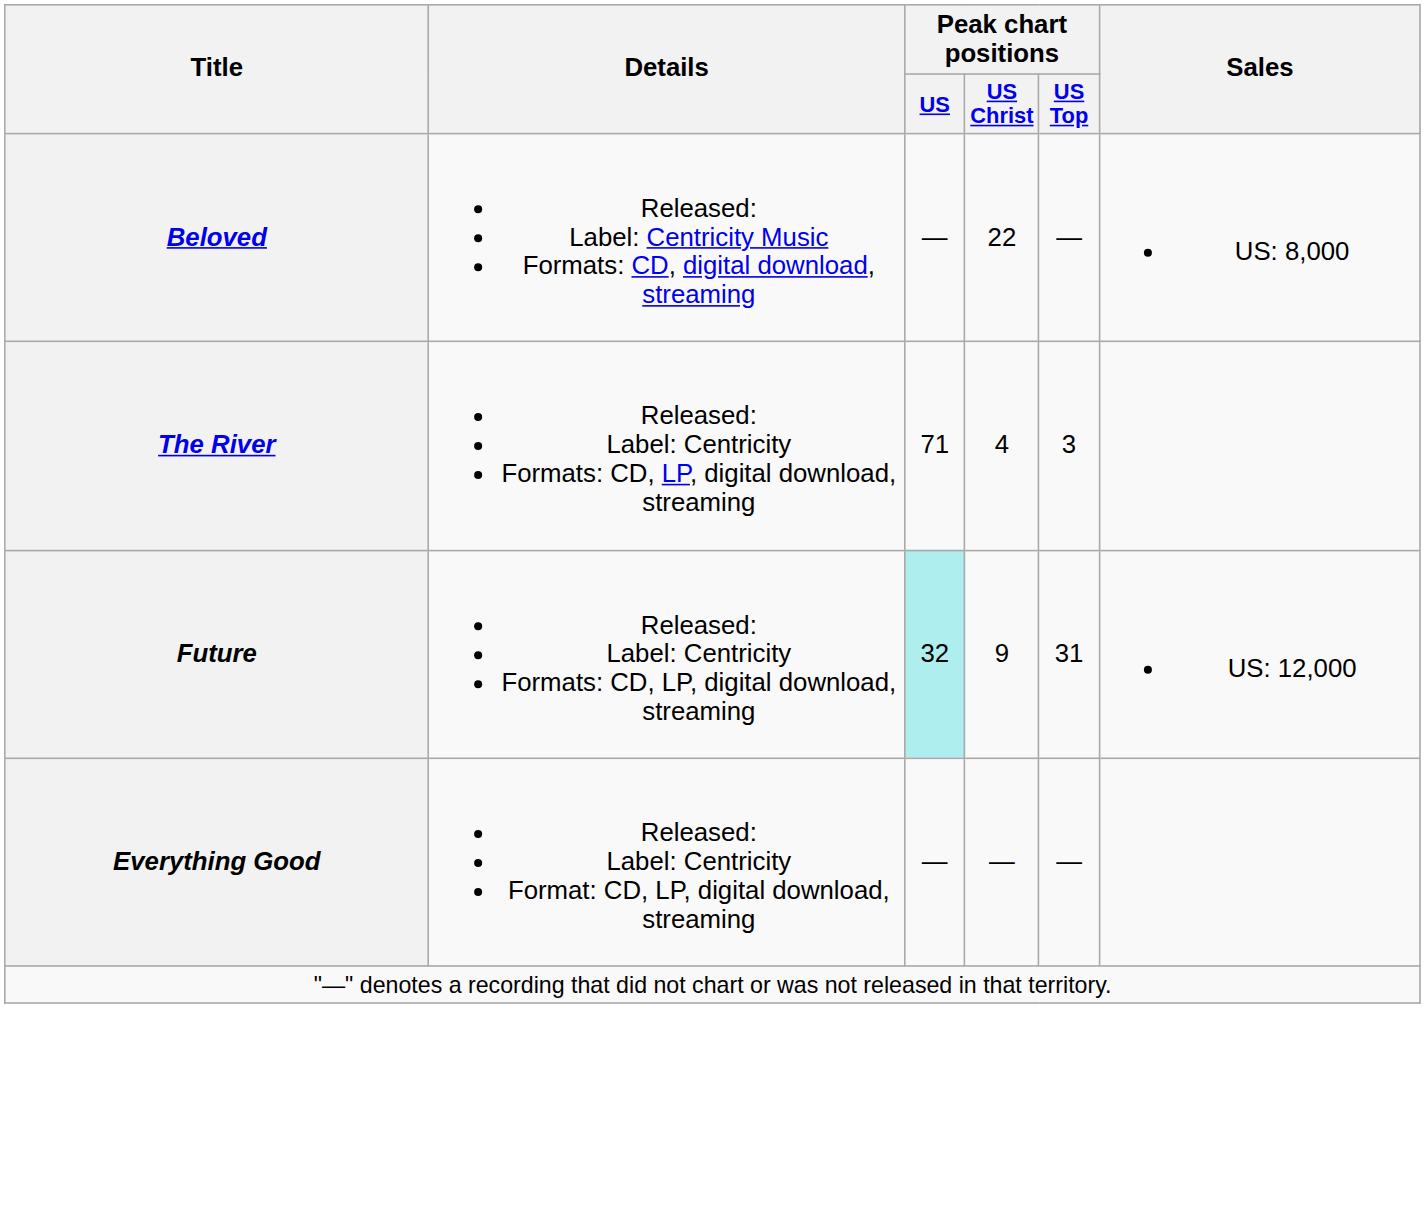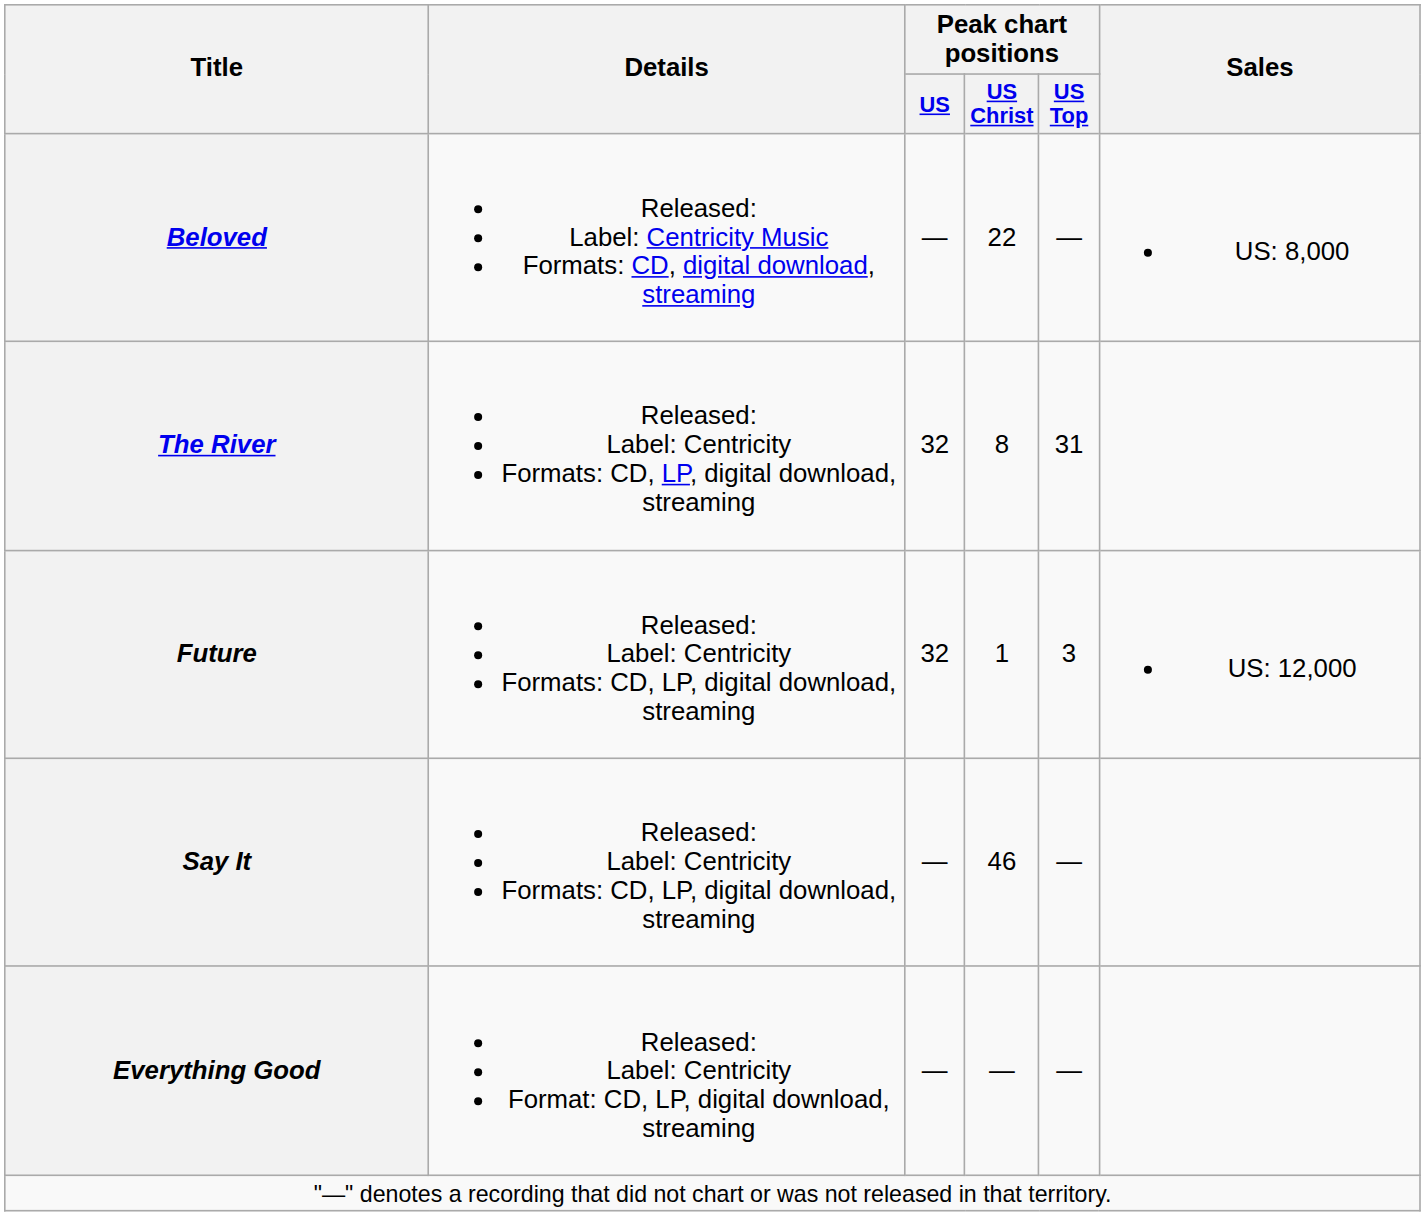(935, 445) 71 -> (935, 445) 32
(1002, 445) 4 -> (1002, 445) 8
(1069, 445) 3 -> (1069, 445) 31
(935, 653) paleturquoise background -> (935, 653) no background
(1002, 653) 9 -> (1002, 653) 1
(1069, 653) 31 -> (1069, 653) 3
+ row: (217, 862)
